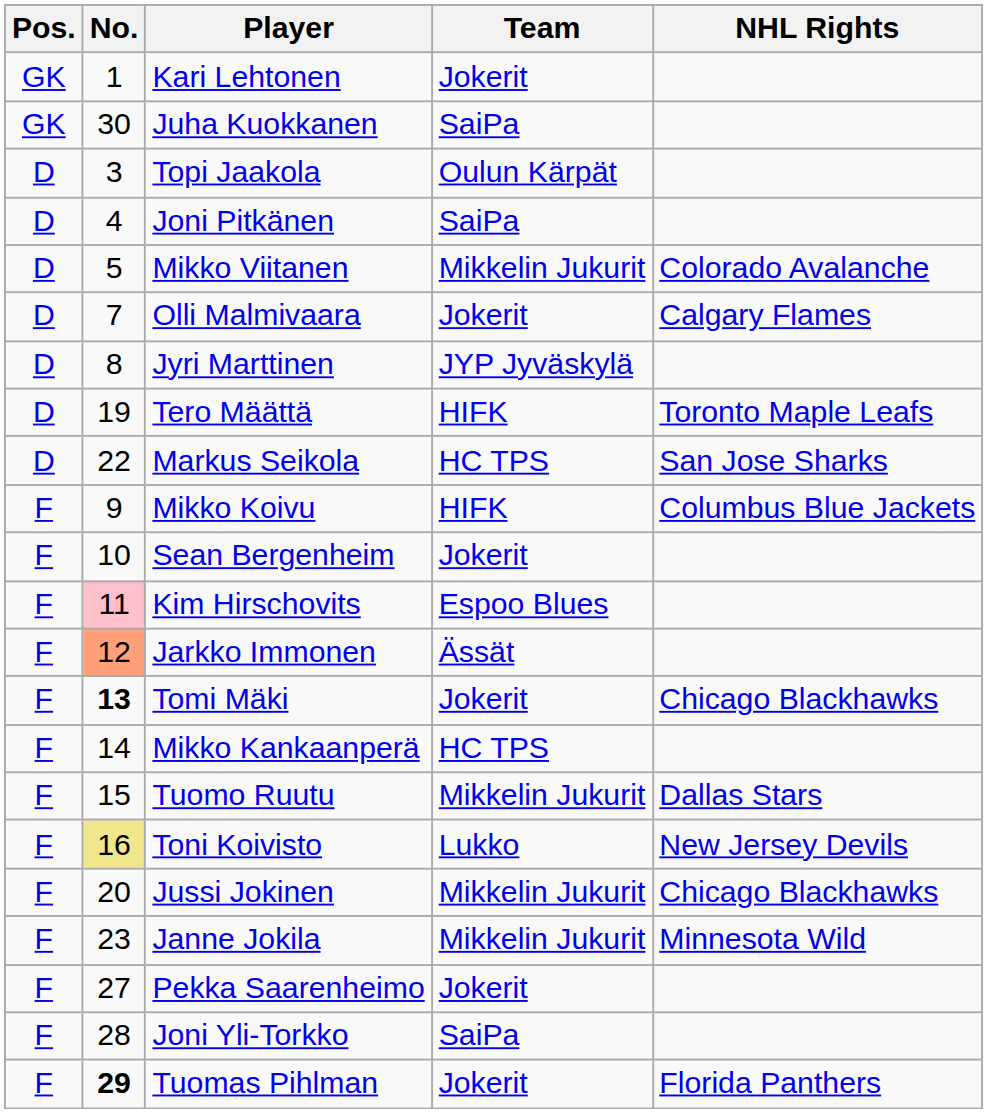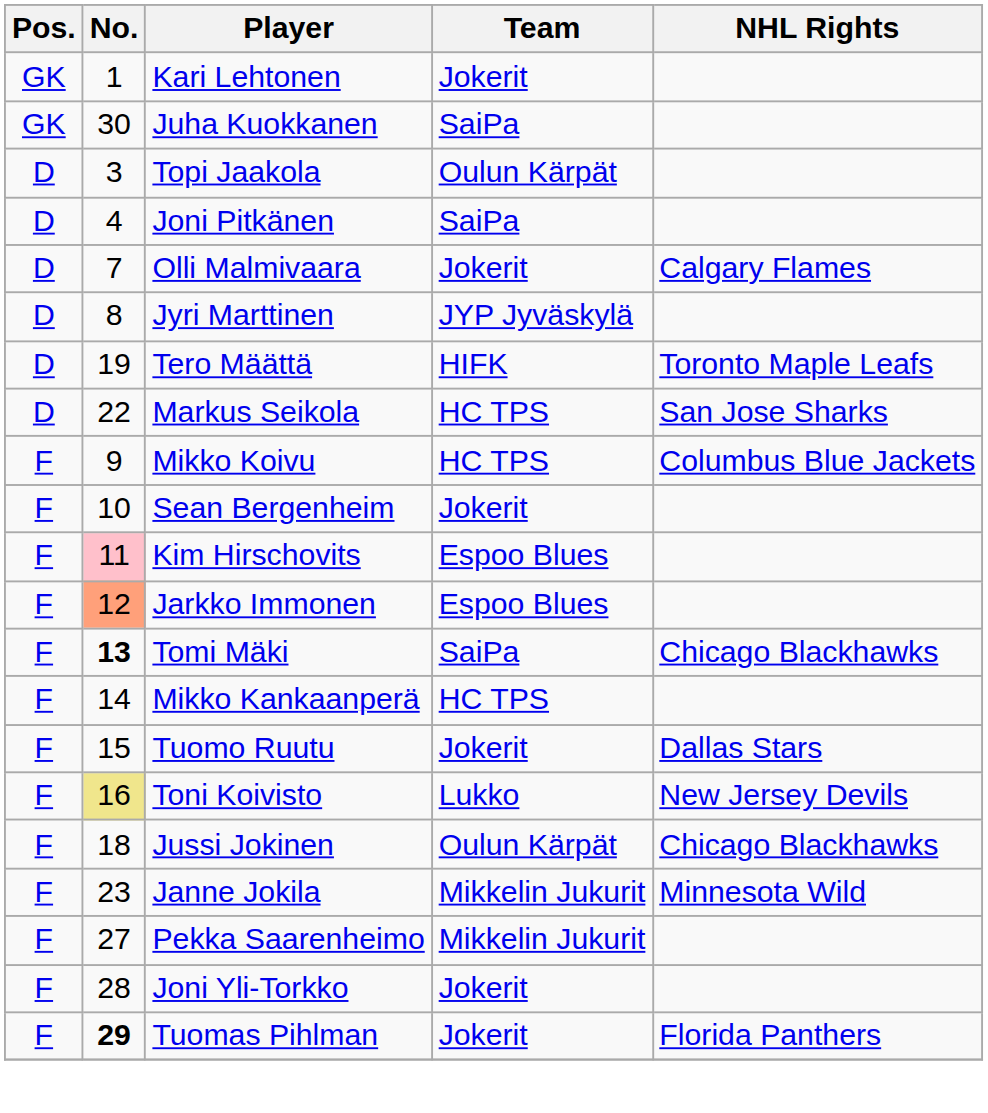- row: (250, 268)
(473, 508) HIFK -> (494, 460) HC TPS
(476, 651) Ässät -> (524, 603) Espoo Blues
(483, 699) Jokerit -> (479, 651) SaiPa
(542, 795) Mikkelin Jukurit -> (483, 747) Jokerit
(114, 891) 20 -> (114, 843) 18
(542, 891) Mikkelin Jukurit -> (528, 843) Oulun Kärpät
(483, 987) Jokerit -> (542, 939) Mikkelin Jukurit
(479, 1035) SaiPa -> (483, 987) Jokerit
